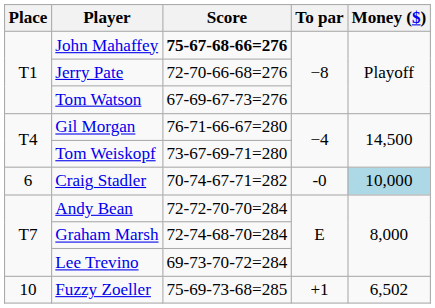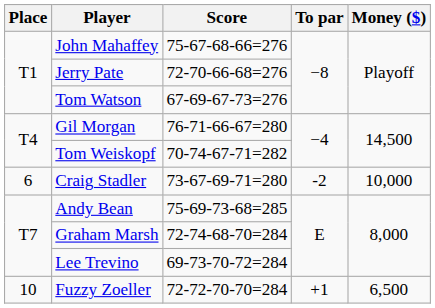(227, 45) bold -> (227, 45) normal
(227, 153) 73-67-69-71=280 -> (227, 153) 70-74-67-71=282
(227, 180) 70-74-67-71=282 -> (227, 180) 73-67-69-71=280
(320, 180) -0 -> (319, 180) -2
(389, 180) lightblue background -> (389, 180) no background
(227, 208) 72-72-70-70=284 -> (227, 208) 75-69-73-68=285
(227, 289) 75-69-73-68=285 -> (227, 289) 72-72-70-70=284
(389, 289) 6,502 -> (389, 289) 6,500
